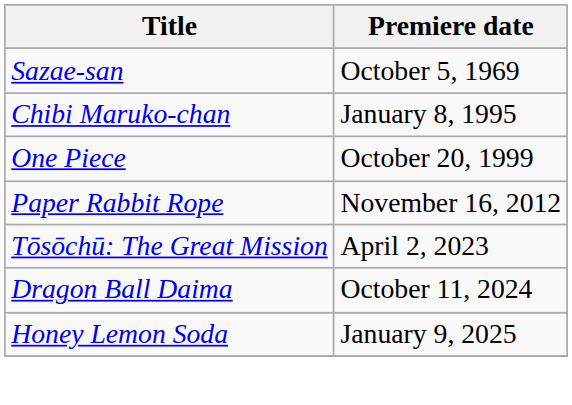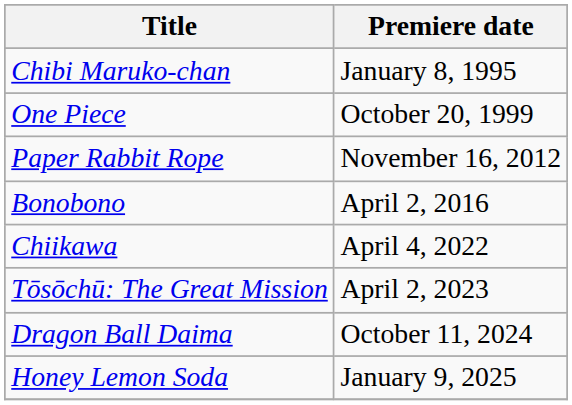- row: (67, 70)
+ row: (68, 202)
+ row: (64, 245)
